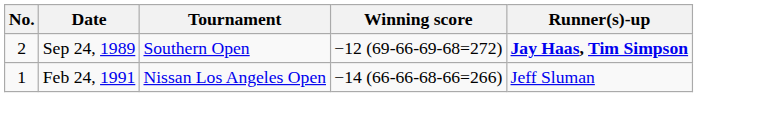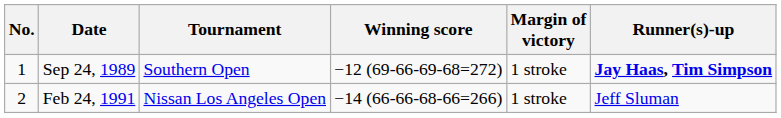+ column: (548, 29)
(22, 48) 2 -> (22, 69) 1
(22, 77) 1 -> (22, 98) 2
